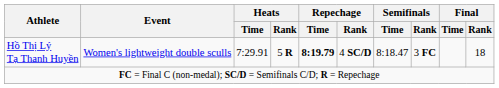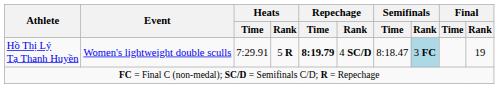(425, 52) no background -> (425, 52) lightblue background
(480, 52) 18 -> (480, 52) 19
